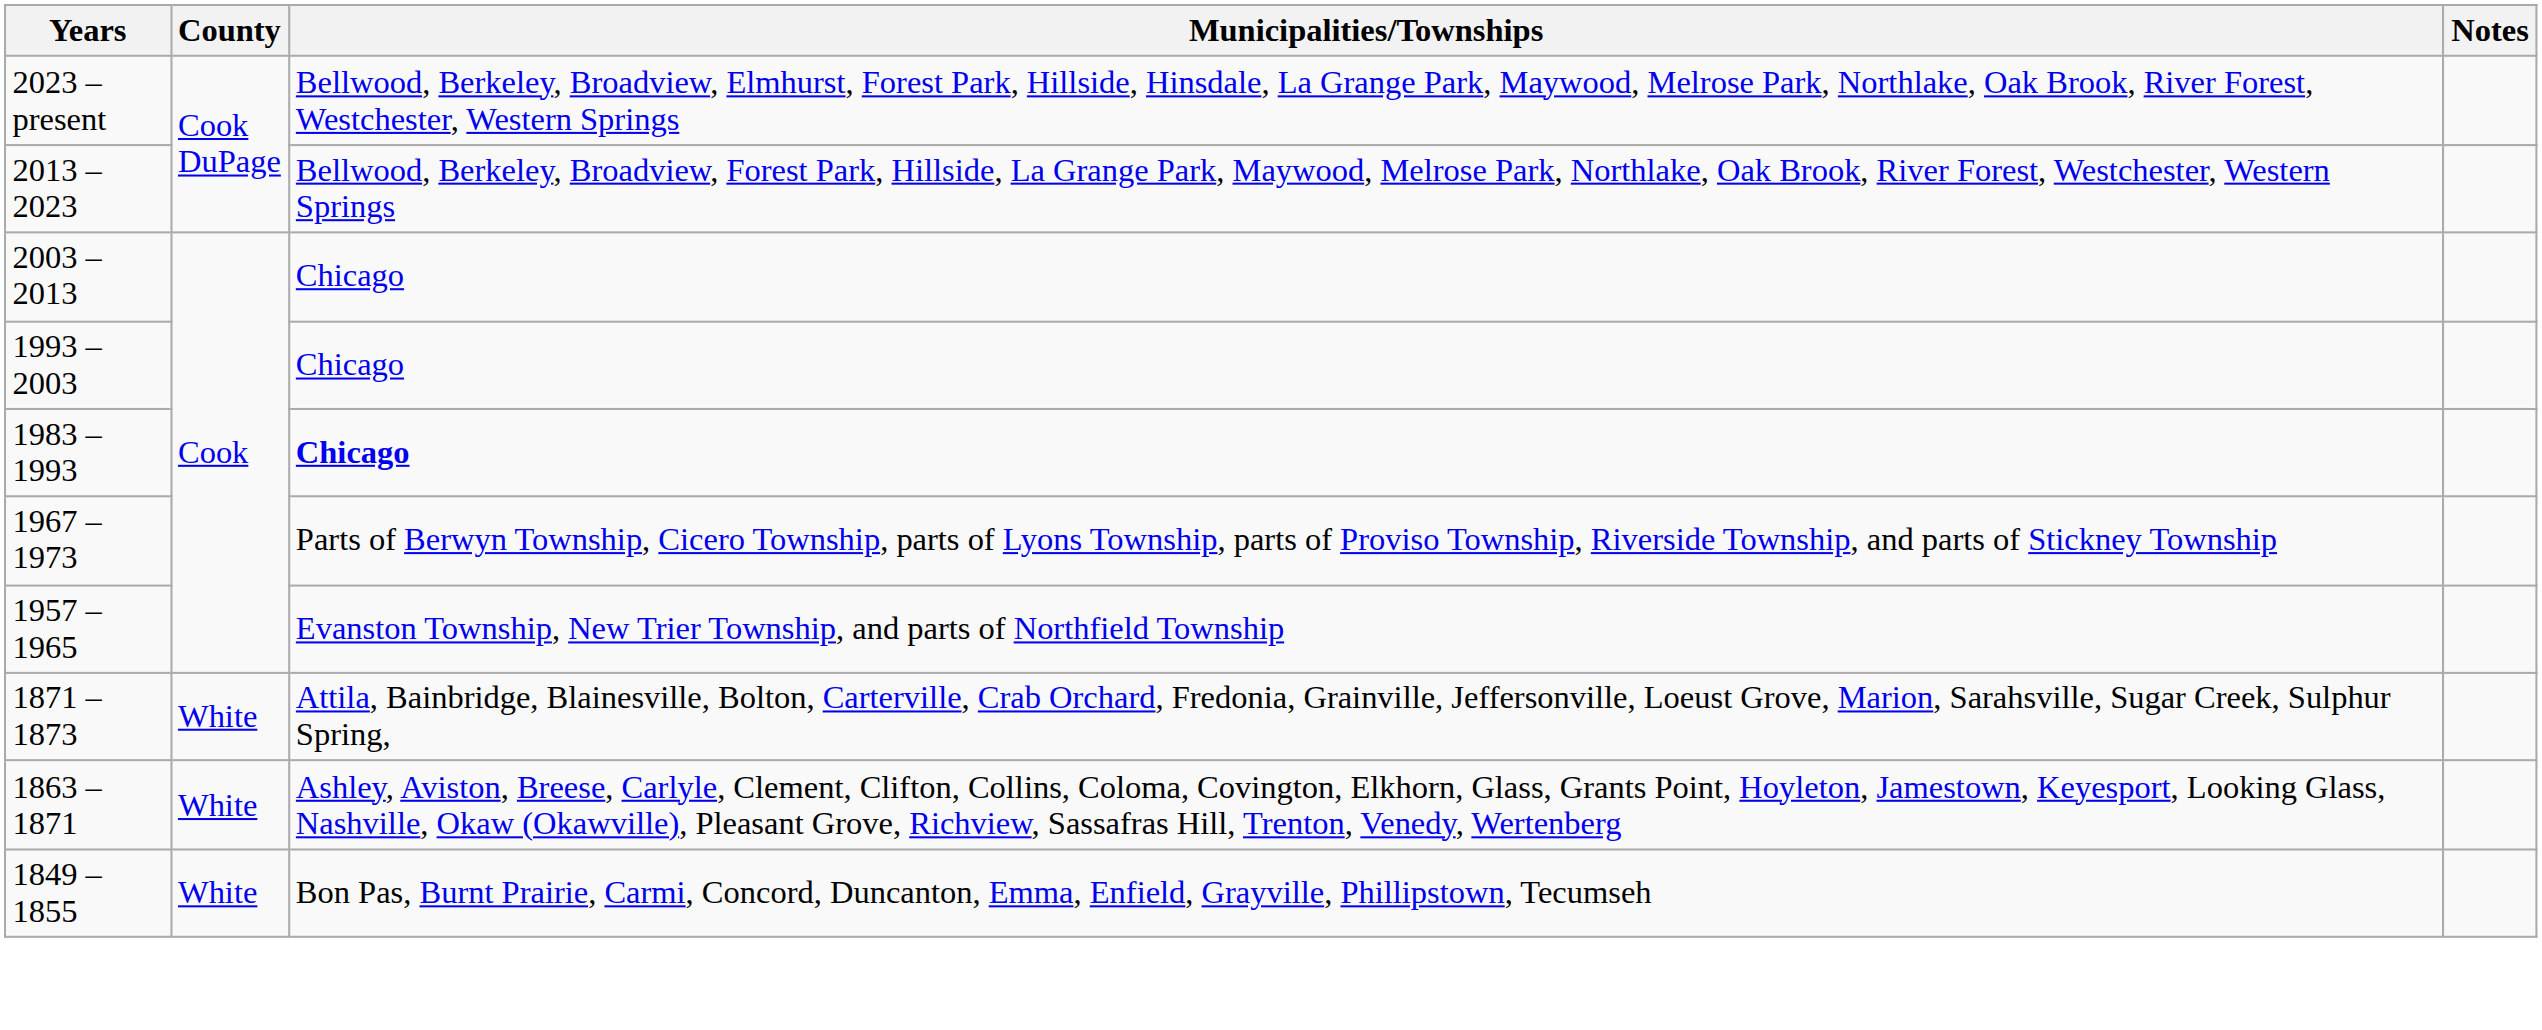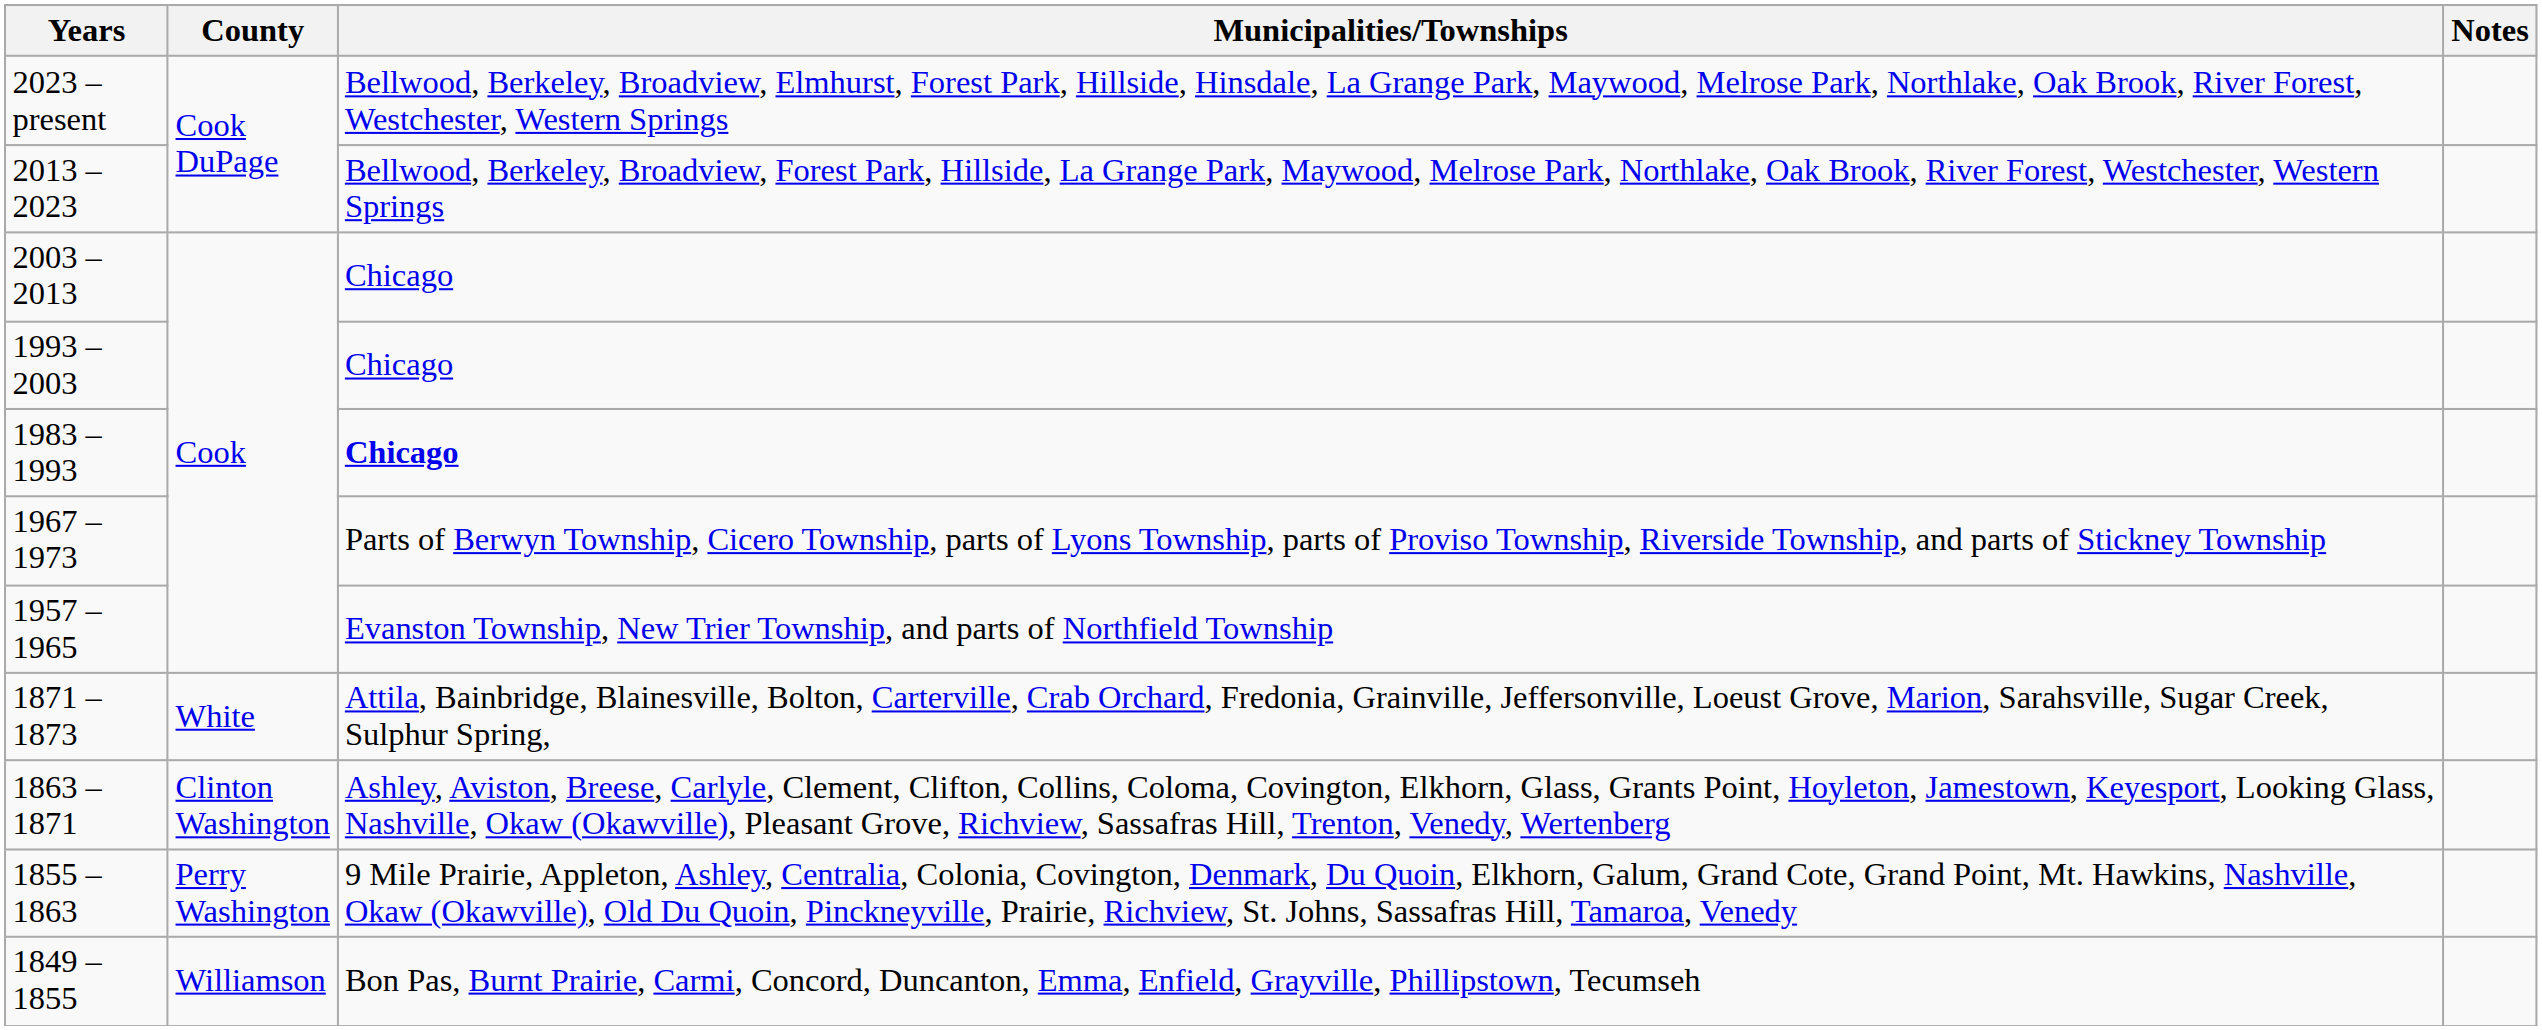(218, 804) White -> (253, 804) Clinton Washington
+ row: (57, 892)
(218, 892) White -> (251, 980) Williamson
